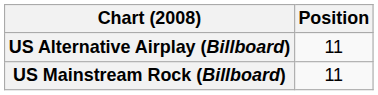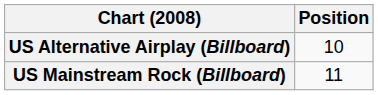(334, 47) 11 -> (334, 47) 10
